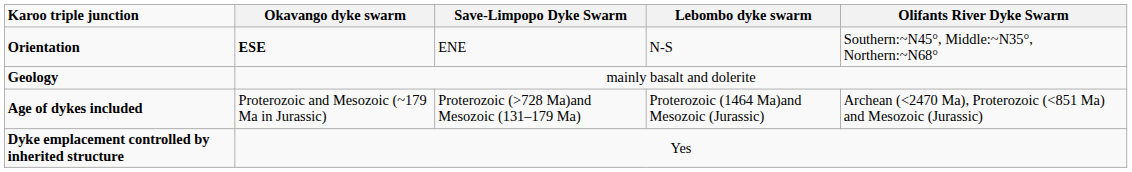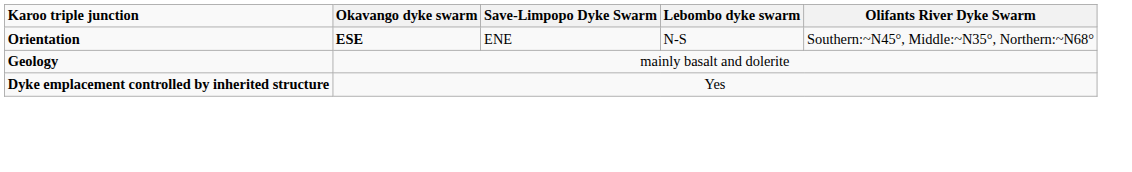- row: (75, 108)
